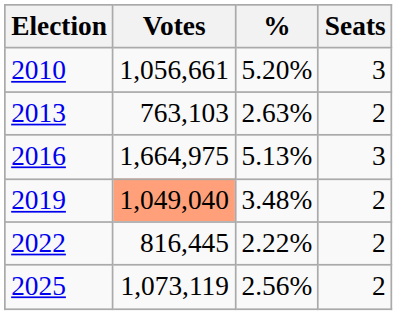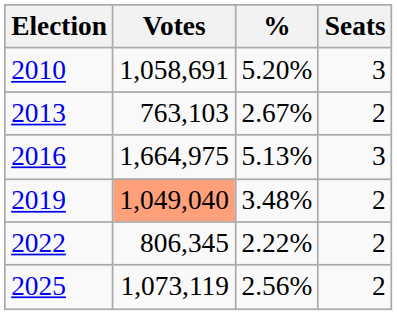(174, 69) 1,056,661 -> (174, 69) 1,058,691
(277, 112) 2.63% -> (277, 112) 2.67%
(185, 243) 816,445 -> (185, 243) 806,345
